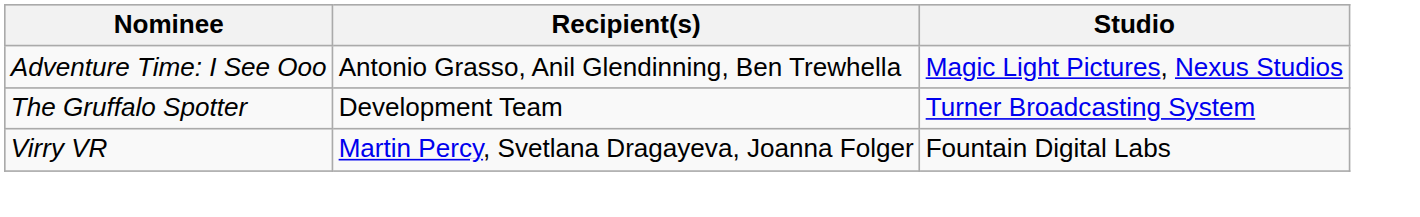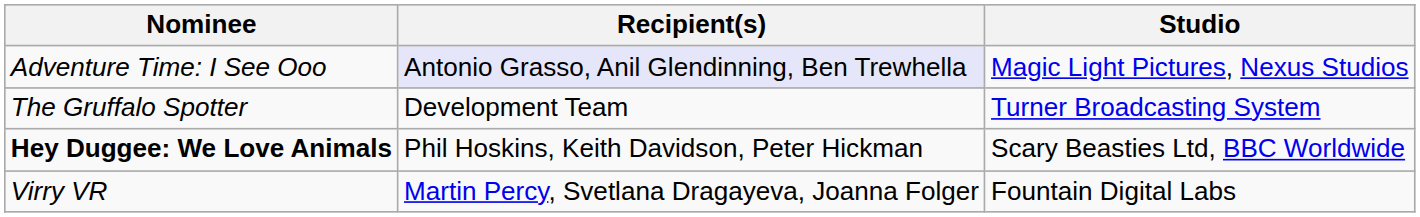(620, 66) no background -> (685, 66) lavender background
+ row: (201, 149)
